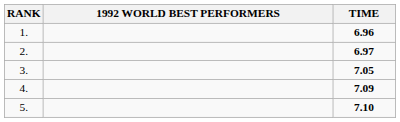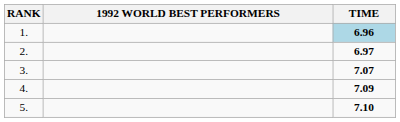(364, 33) no background -> (364, 33) lightblue background
(364, 70) 7.05 -> (364, 70) 7.07
